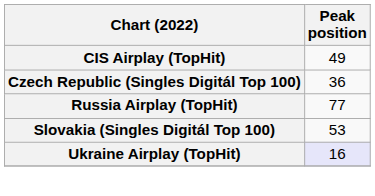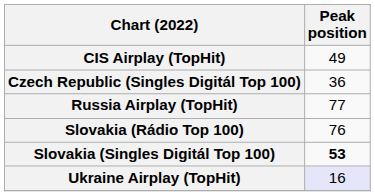+ row: (154, 130)
(337, 130) normal -> (337, 154) bold
